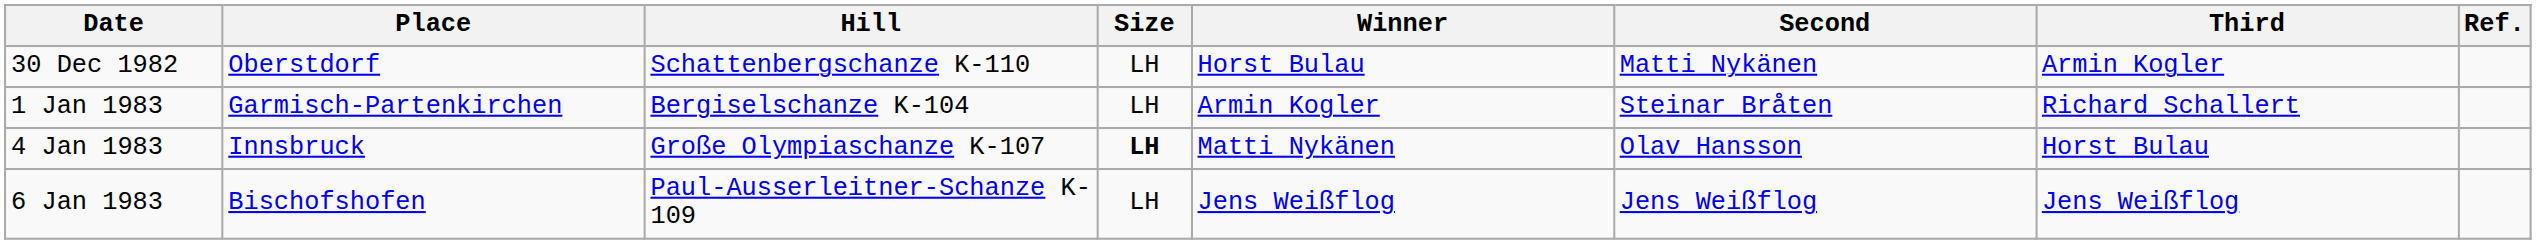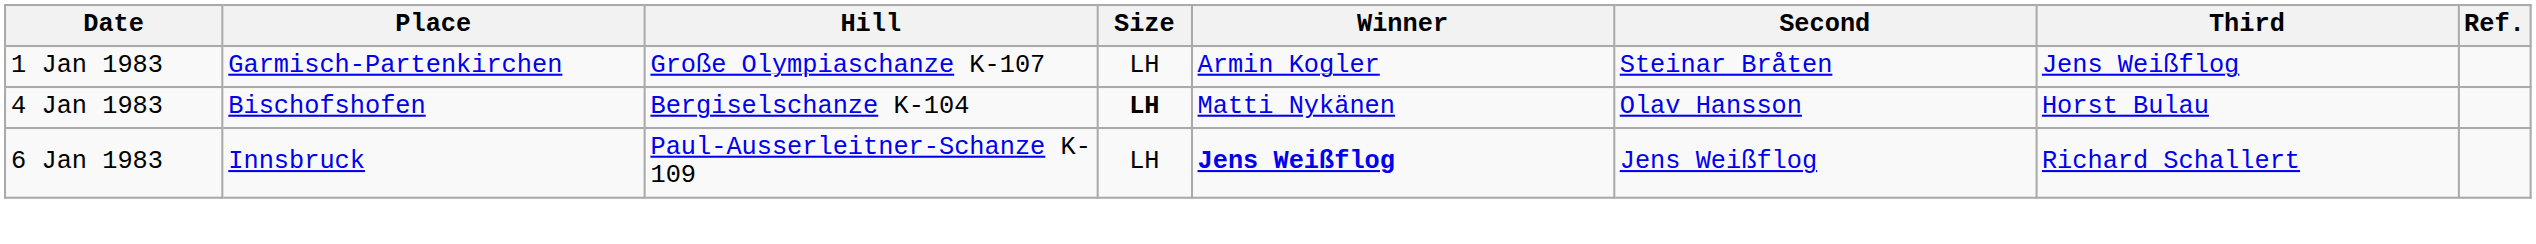- row: (95, 67)
(810, 108) Bergiselschanze K-104 -> (848, 67) Große Olympiaschanze K-107
(2171, 108) Richard Schallert -> (2141, 67) Jens Weißflog
(297, 148) Innsbruck -> (327, 108) Bischofshofen
(848, 148) Große Olympiaschanze K-107 -> (810, 108) Bergiselschanze K-104
(327, 204) Bischofshofen -> (297, 163) Innsbruck
(1296, 204) normal -> (1296, 163) bold
(2141, 204) Jens Weißflog -> (2171, 163) Richard Schallert
